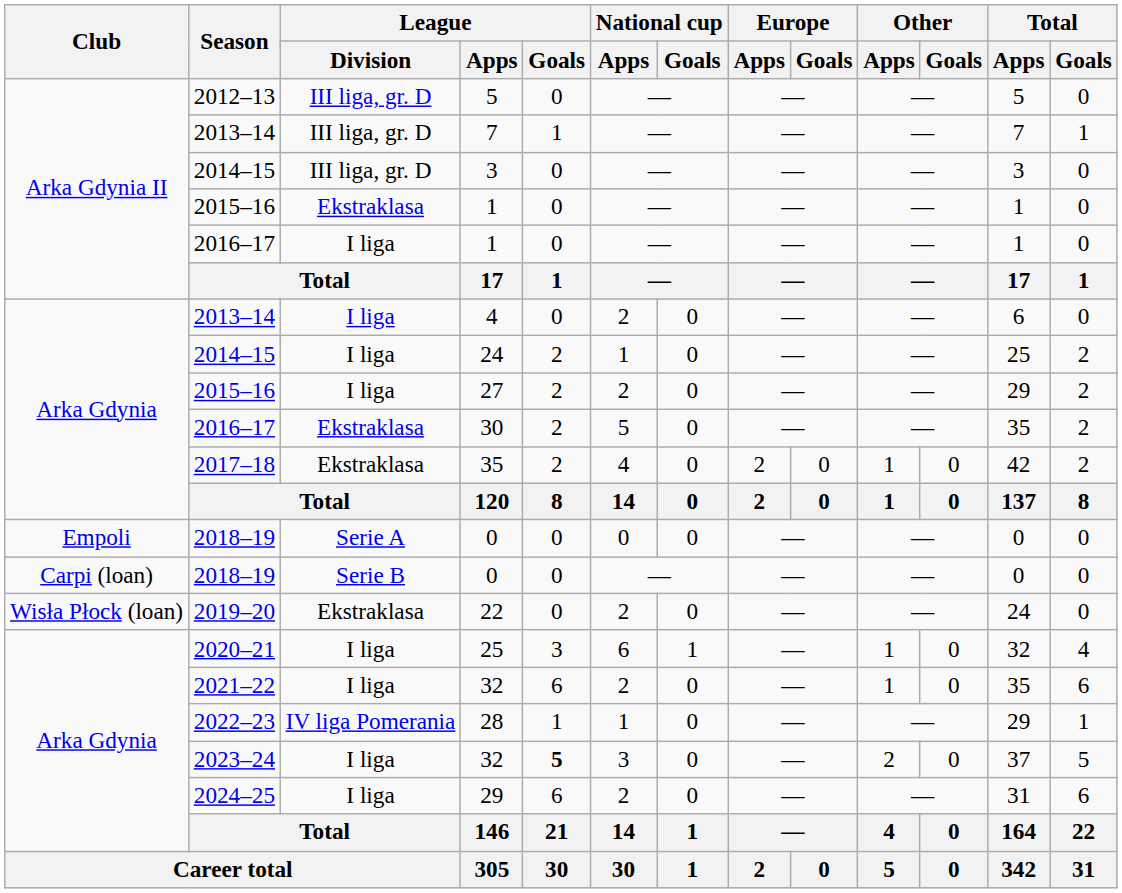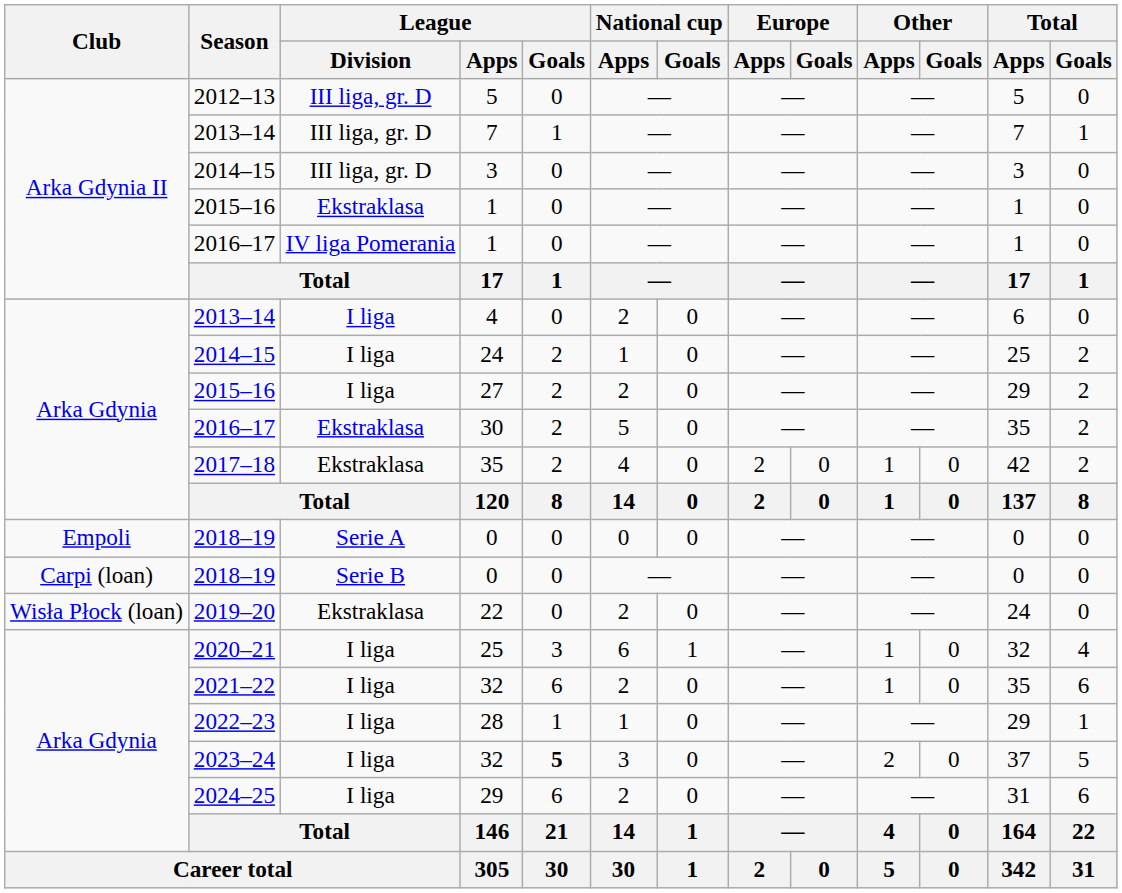(371, 243) I liga -> (371, 243) IV liga Pomerania
(371, 721) IV liga Pomerania -> (371, 721) I liga
